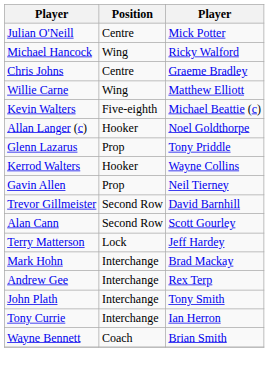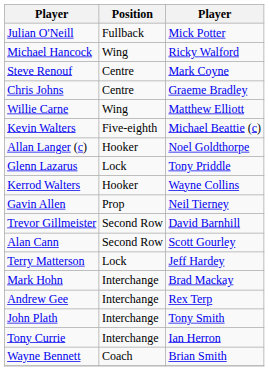(118, 33) Centre -> (123, 33) Fullback
+ row: (40, 71)
(113, 147) Prop -> (114, 166) Lock
